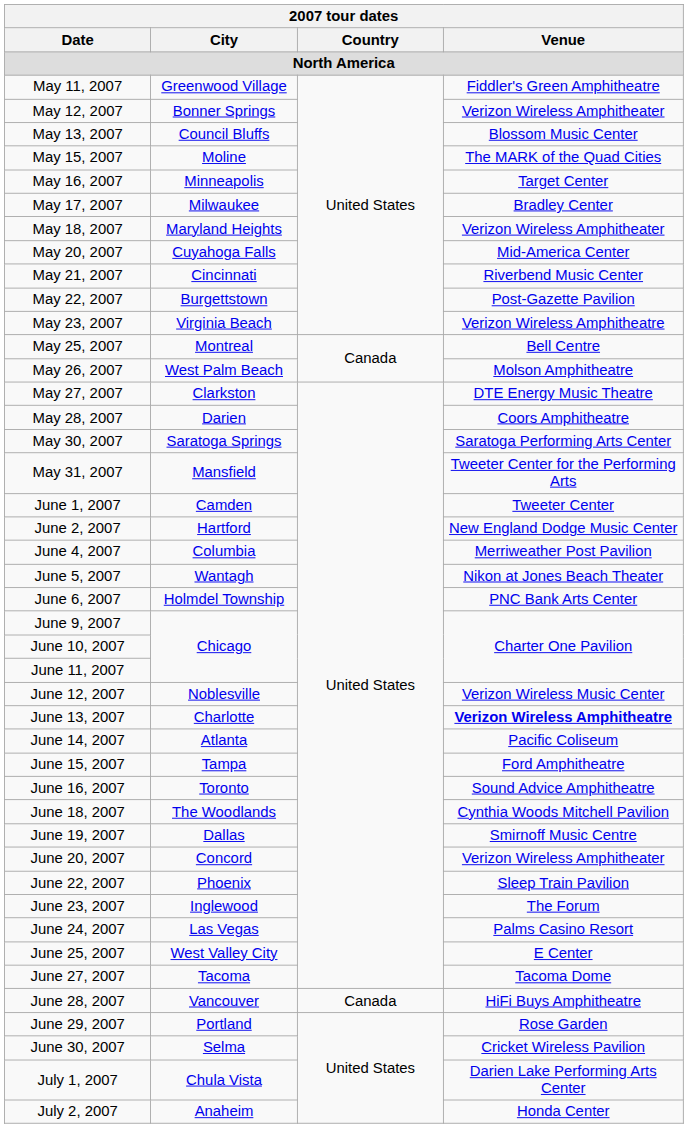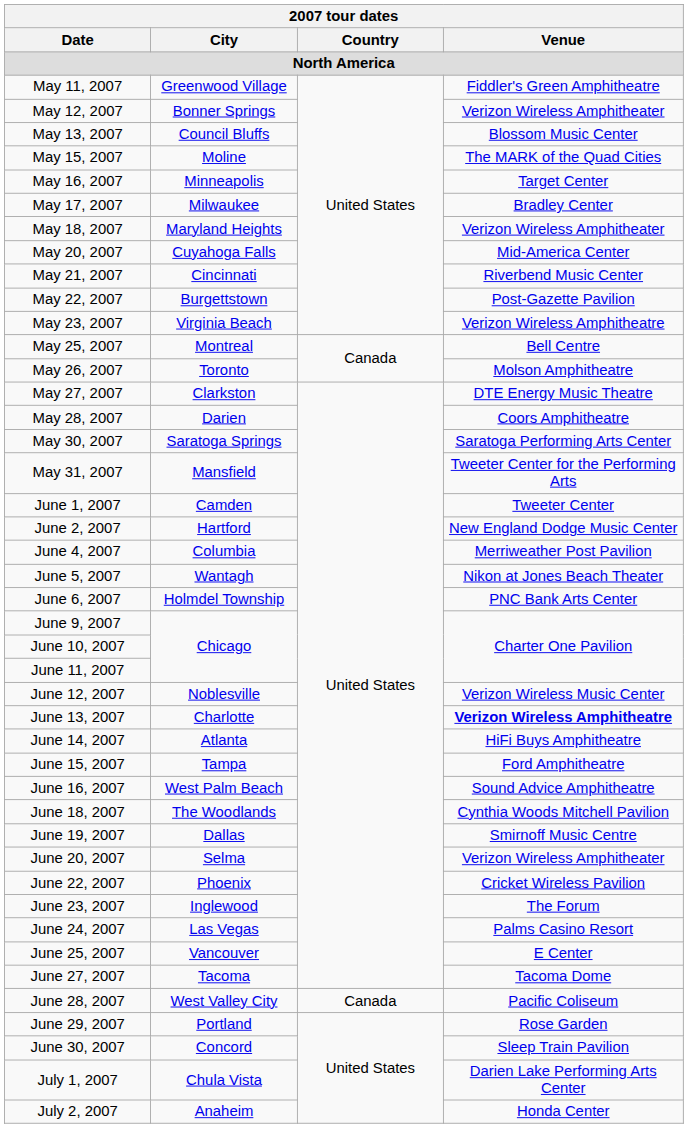(224, 370) West Palm Beach -> (224, 370) Toronto
(563, 741) Pacific Coliseum -> (563, 741) HiFi Buys Amphitheatre
(224, 788) Toronto -> (224, 788) West Palm Beach
(224, 858) Concord -> (224, 858) Selma
(563, 882) Sleep Train Pavilion -> (563, 882) Cricket Wireless Pavilion
(224, 953) West Valley City -> (224, 953) Vancouver
(224, 1000) Vancouver -> (224, 1000) West Valley City
(563, 1000) HiFi Buys Amphitheatre -> (563, 1000) Pacific Coliseum
(224, 1047) Selma -> (224, 1047) Concord
(563, 1047) Cricket Wireless Pavilion -> (563, 1047) Sleep Train Pavilion
